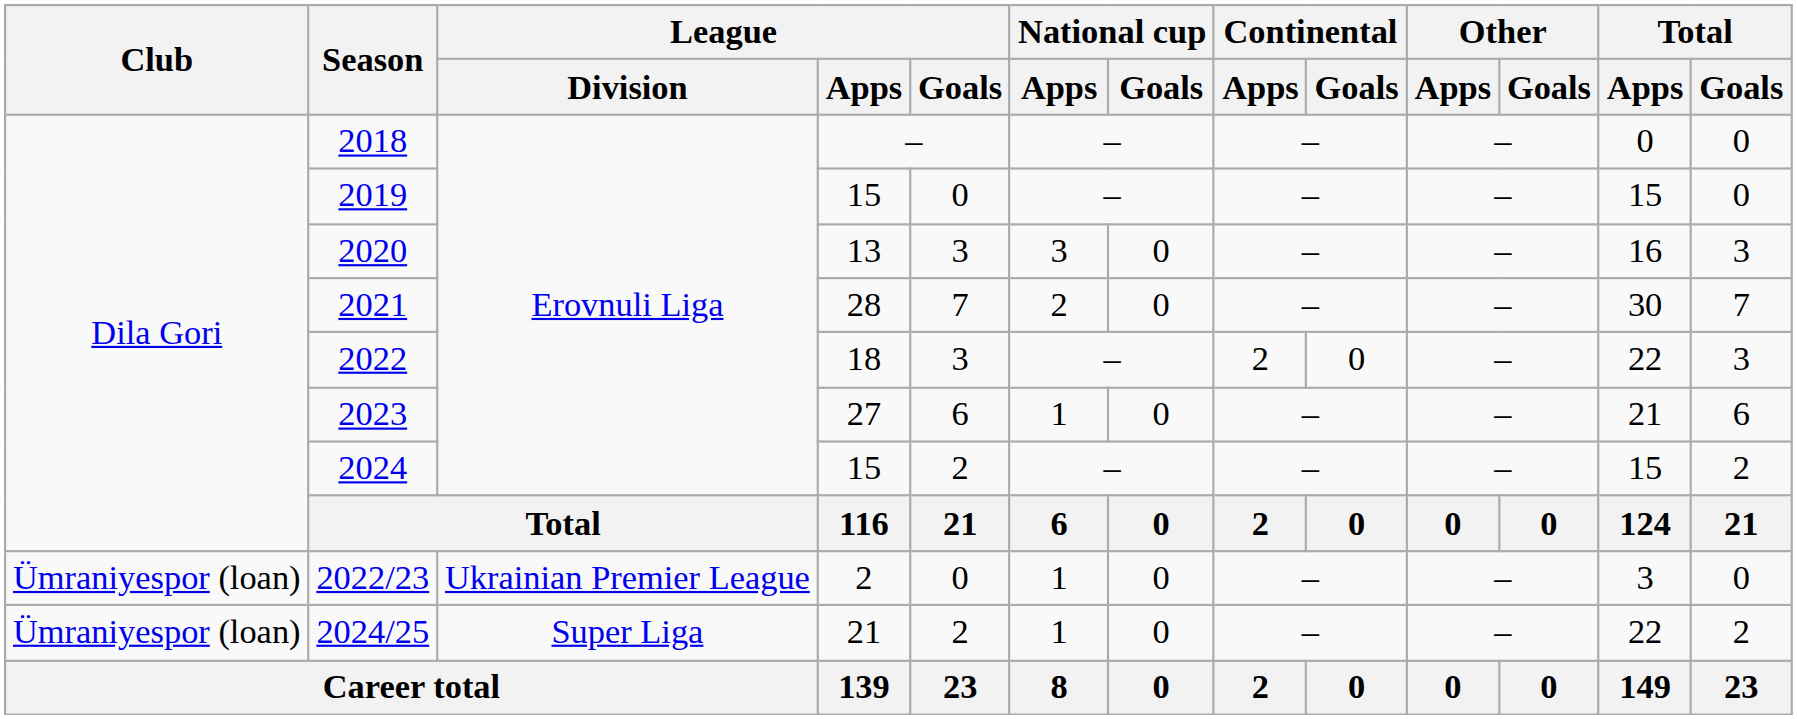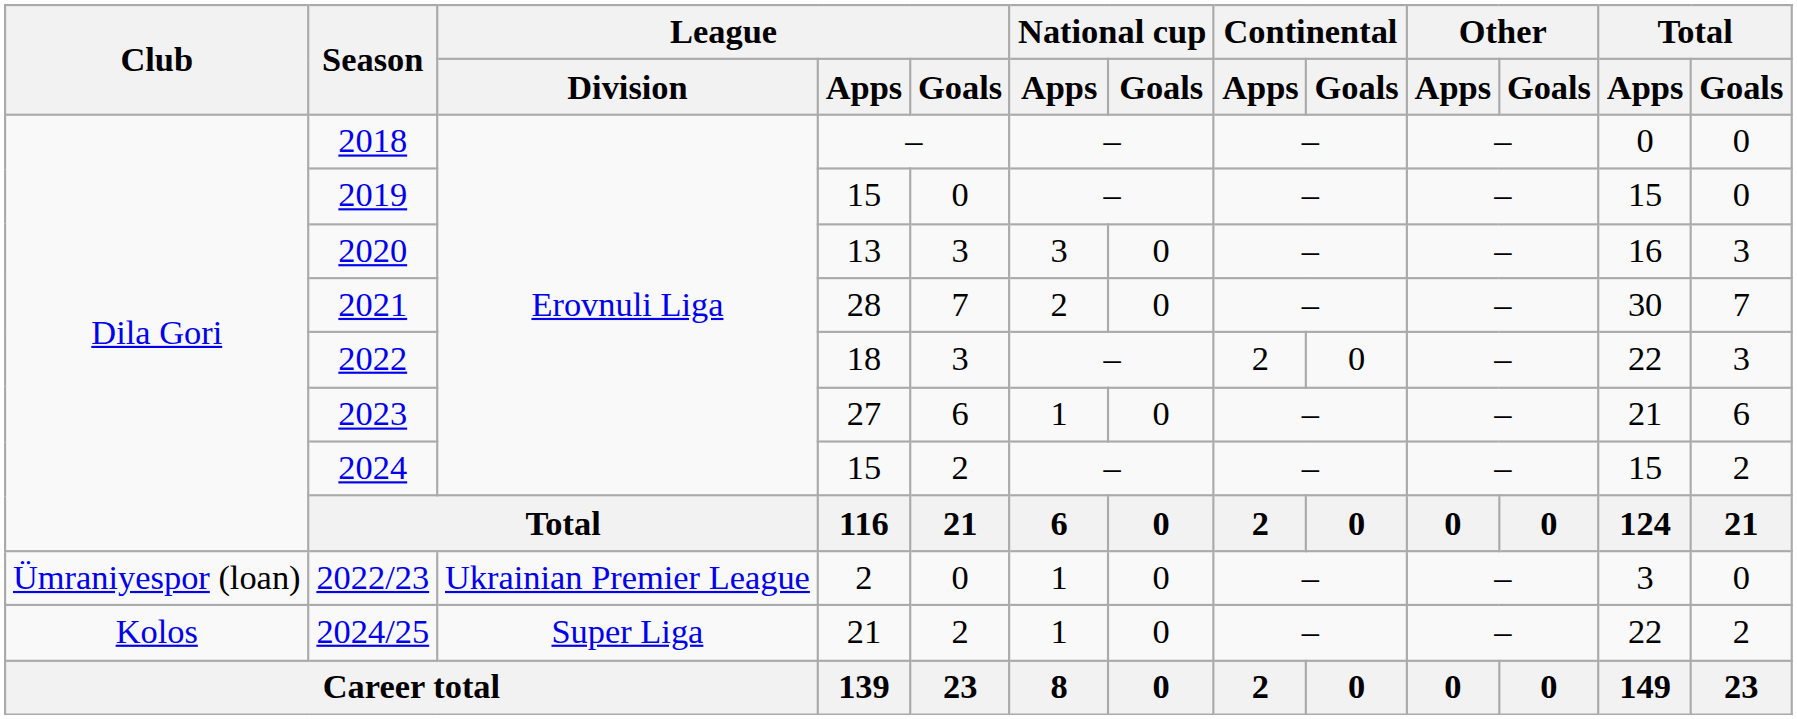(157, 631) Ümraniyespor (loan) -> (157, 631) Kolos
